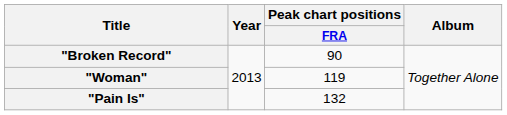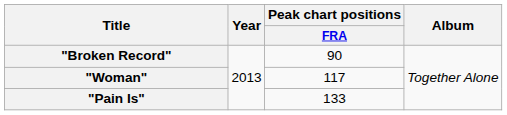(334, 77) 119 -> (334, 77) 117
(334, 99) 132 -> (334, 99) 133
